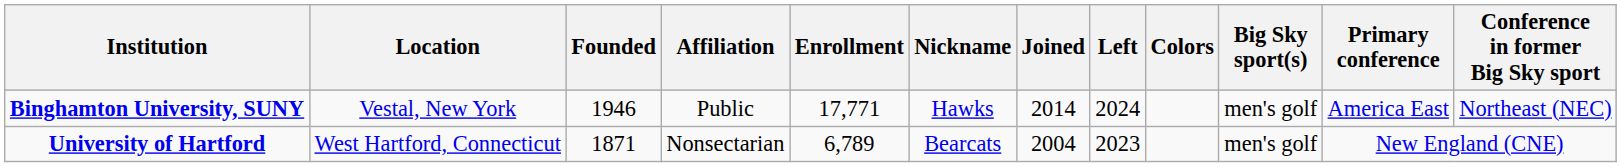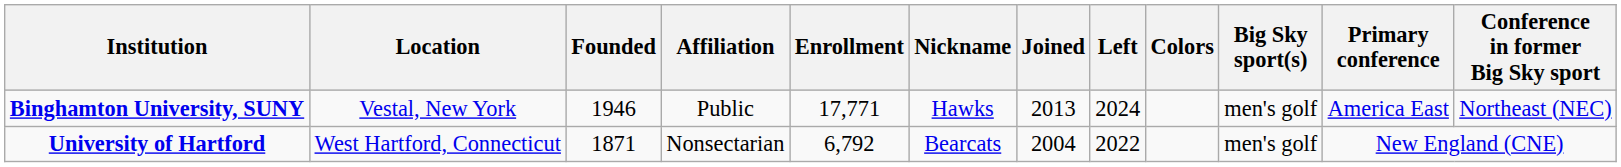(1053, 108) 2014 -> (1053, 108) 2013
(849, 143) 6,789 -> (849, 143) 6,792
(1118, 143) 2023 -> (1118, 143) 2022
